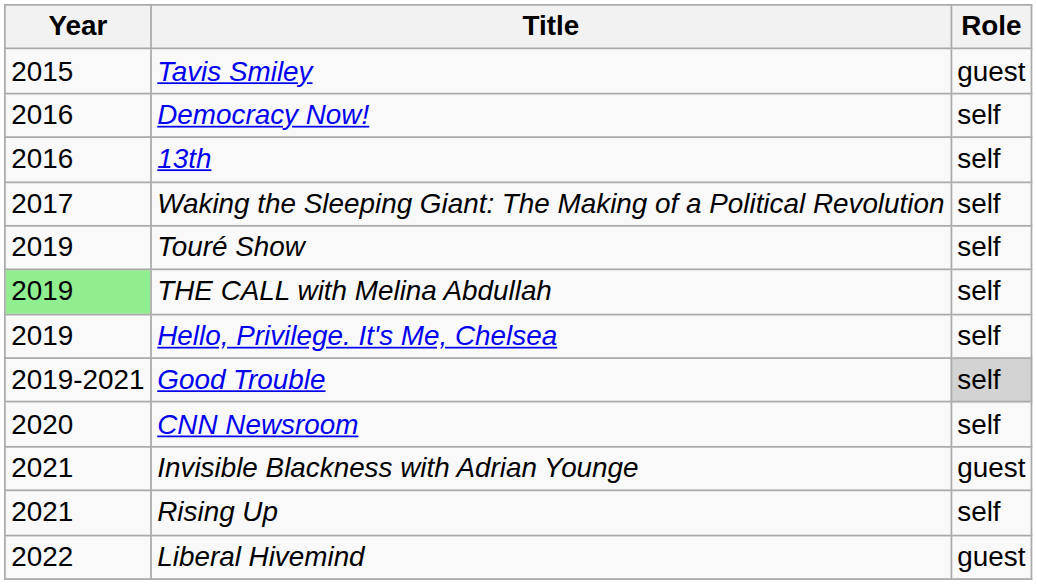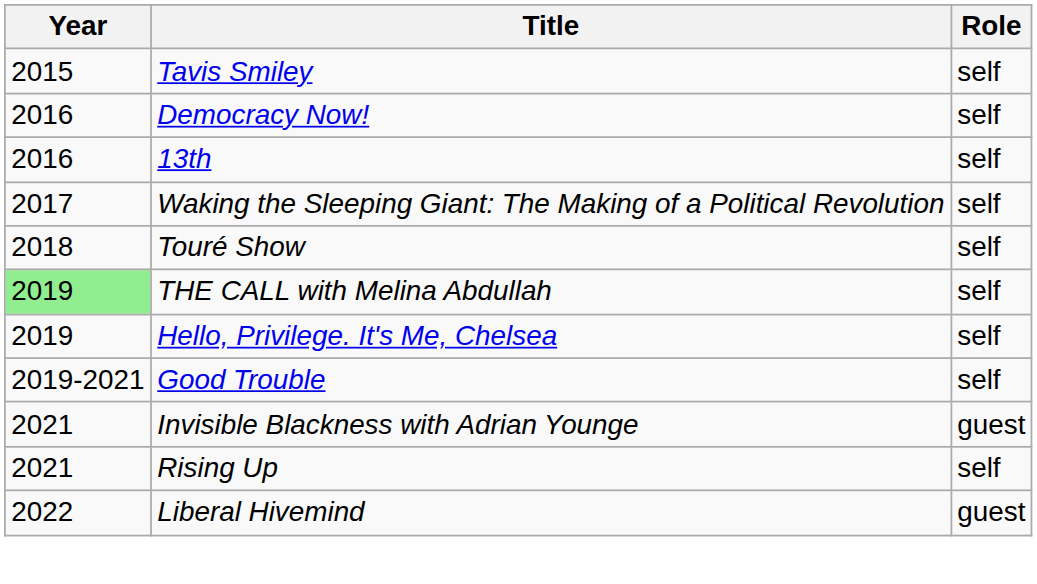(991, 70) guest -> (979, 70) self
(42, 247) 2019 -> (42, 247) 2018
(979, 379) lightgrey background -> (979, 379) no background
- row: (258, 423)
